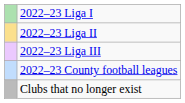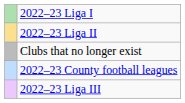rows swapped: (60, 51) <-> (81, 88)
